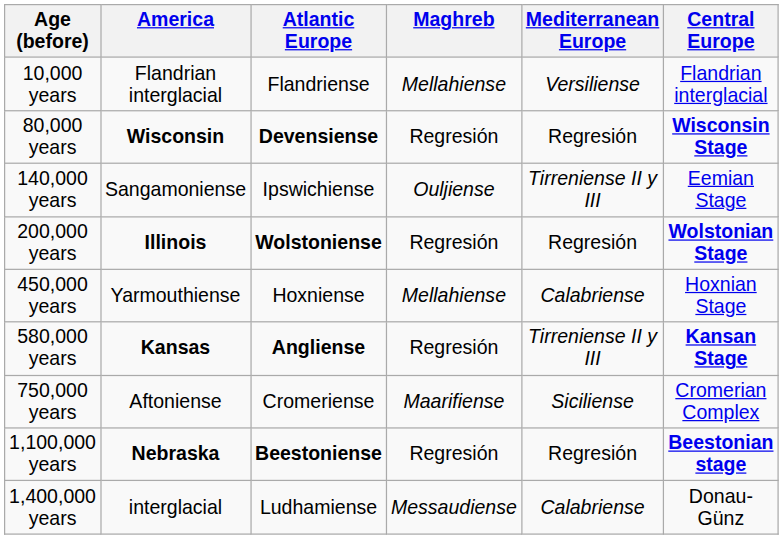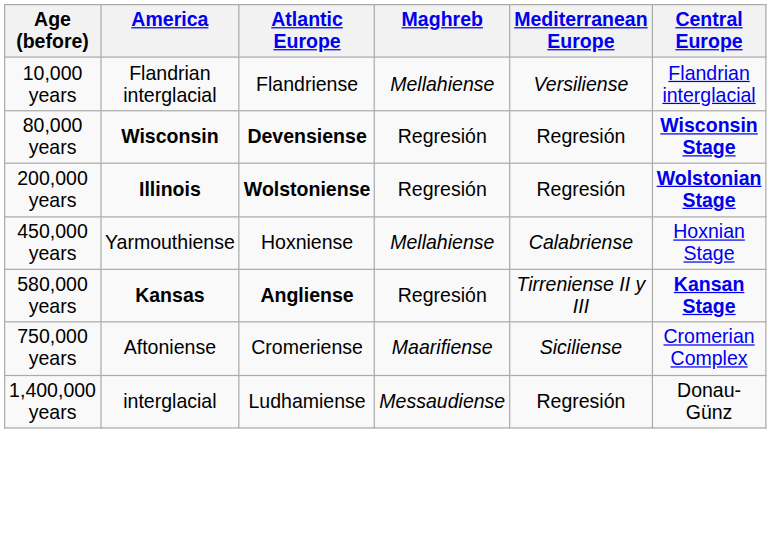- row: (53, 189)
- row: (53, 454)
(593, 507) Calabriense -> (581, 401) Regresión
